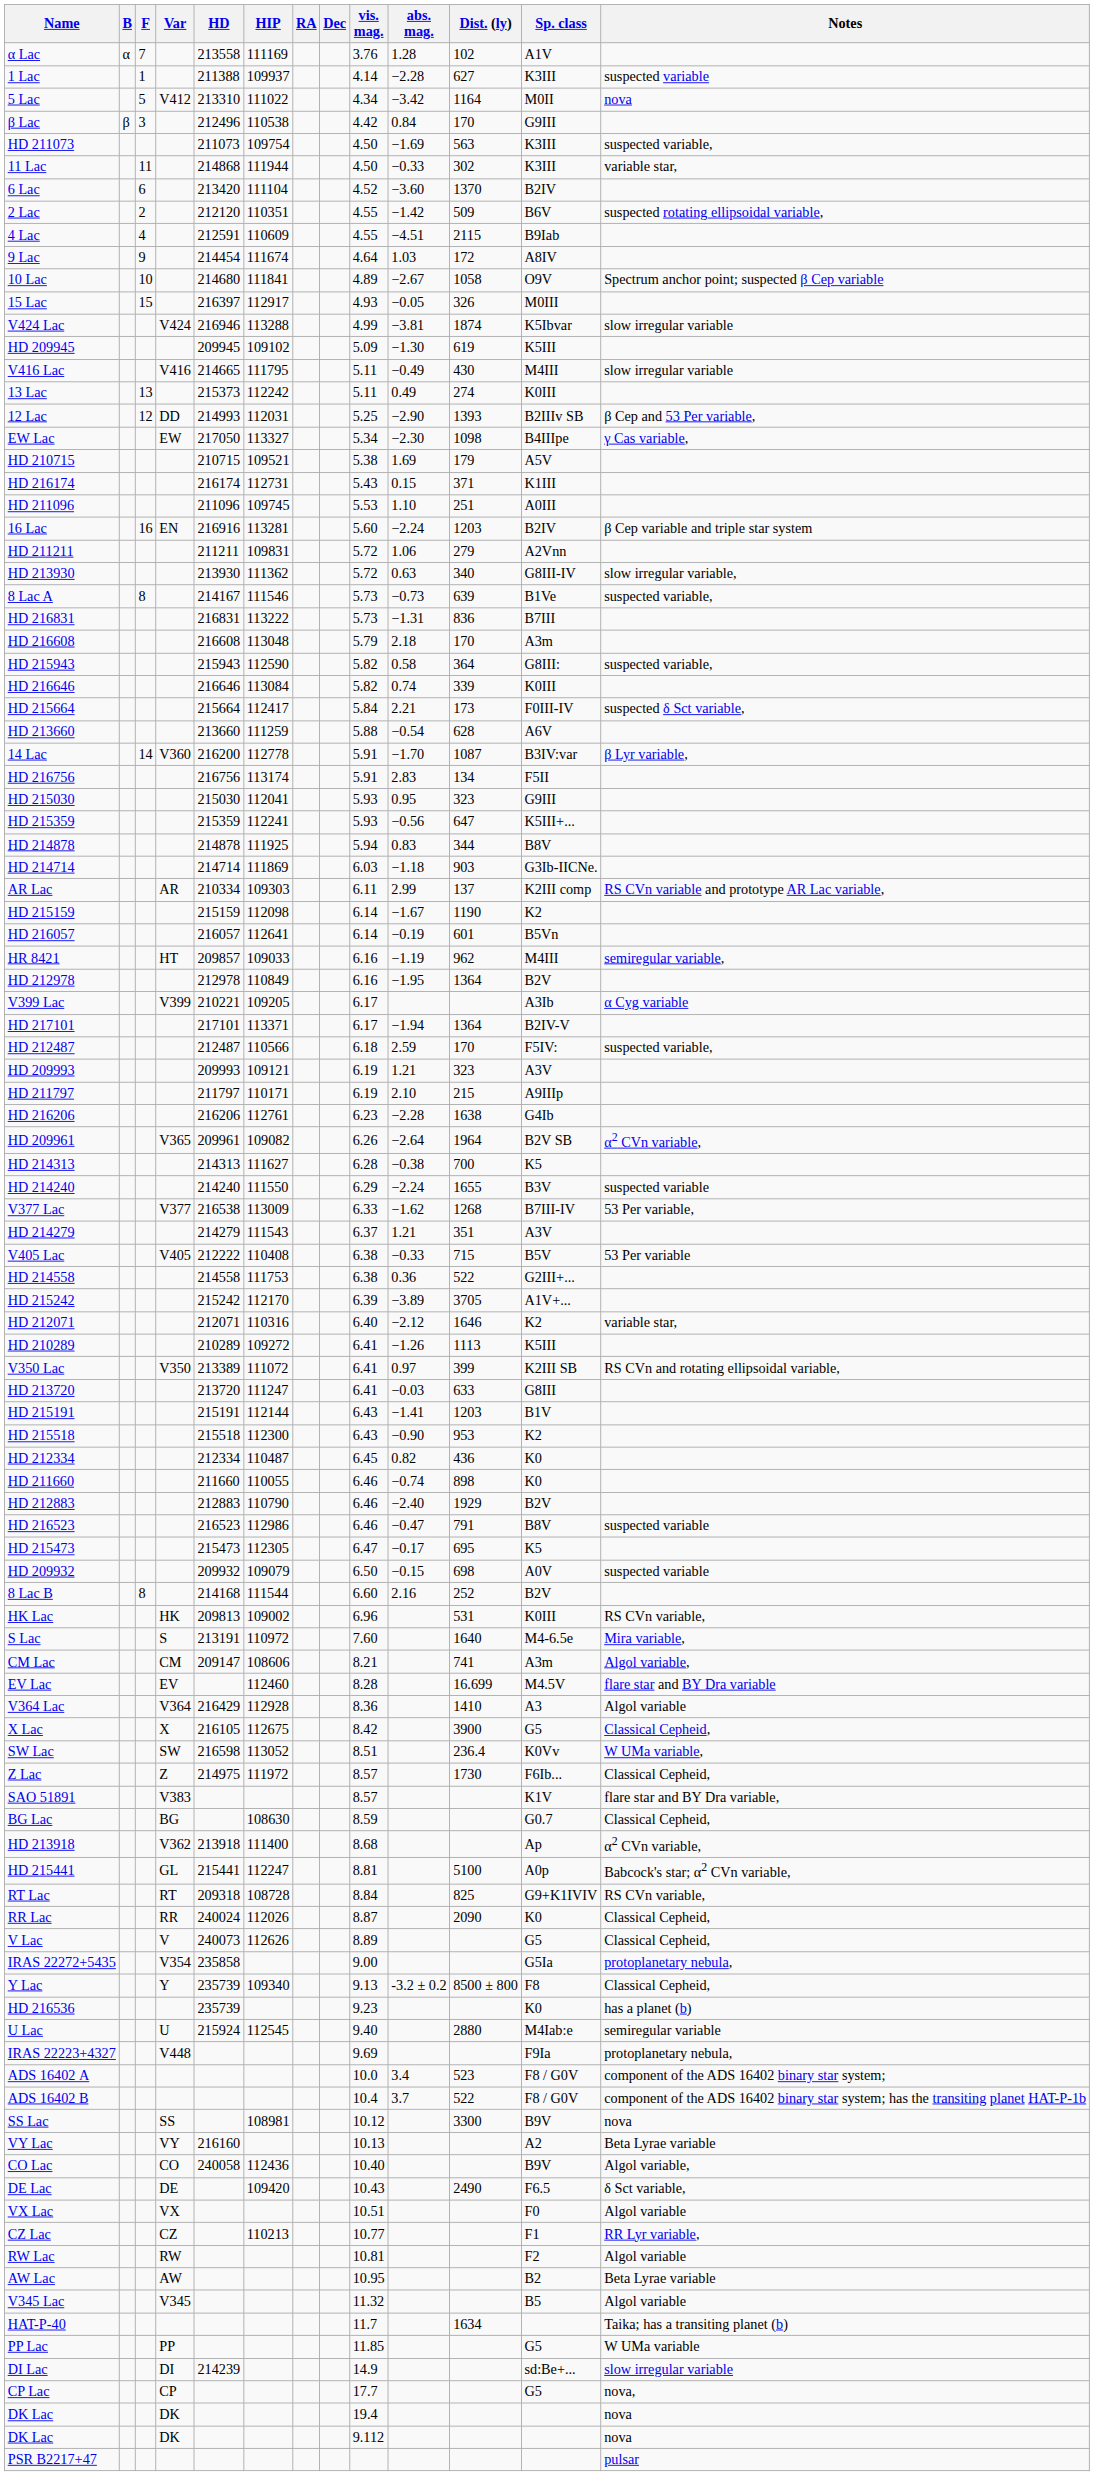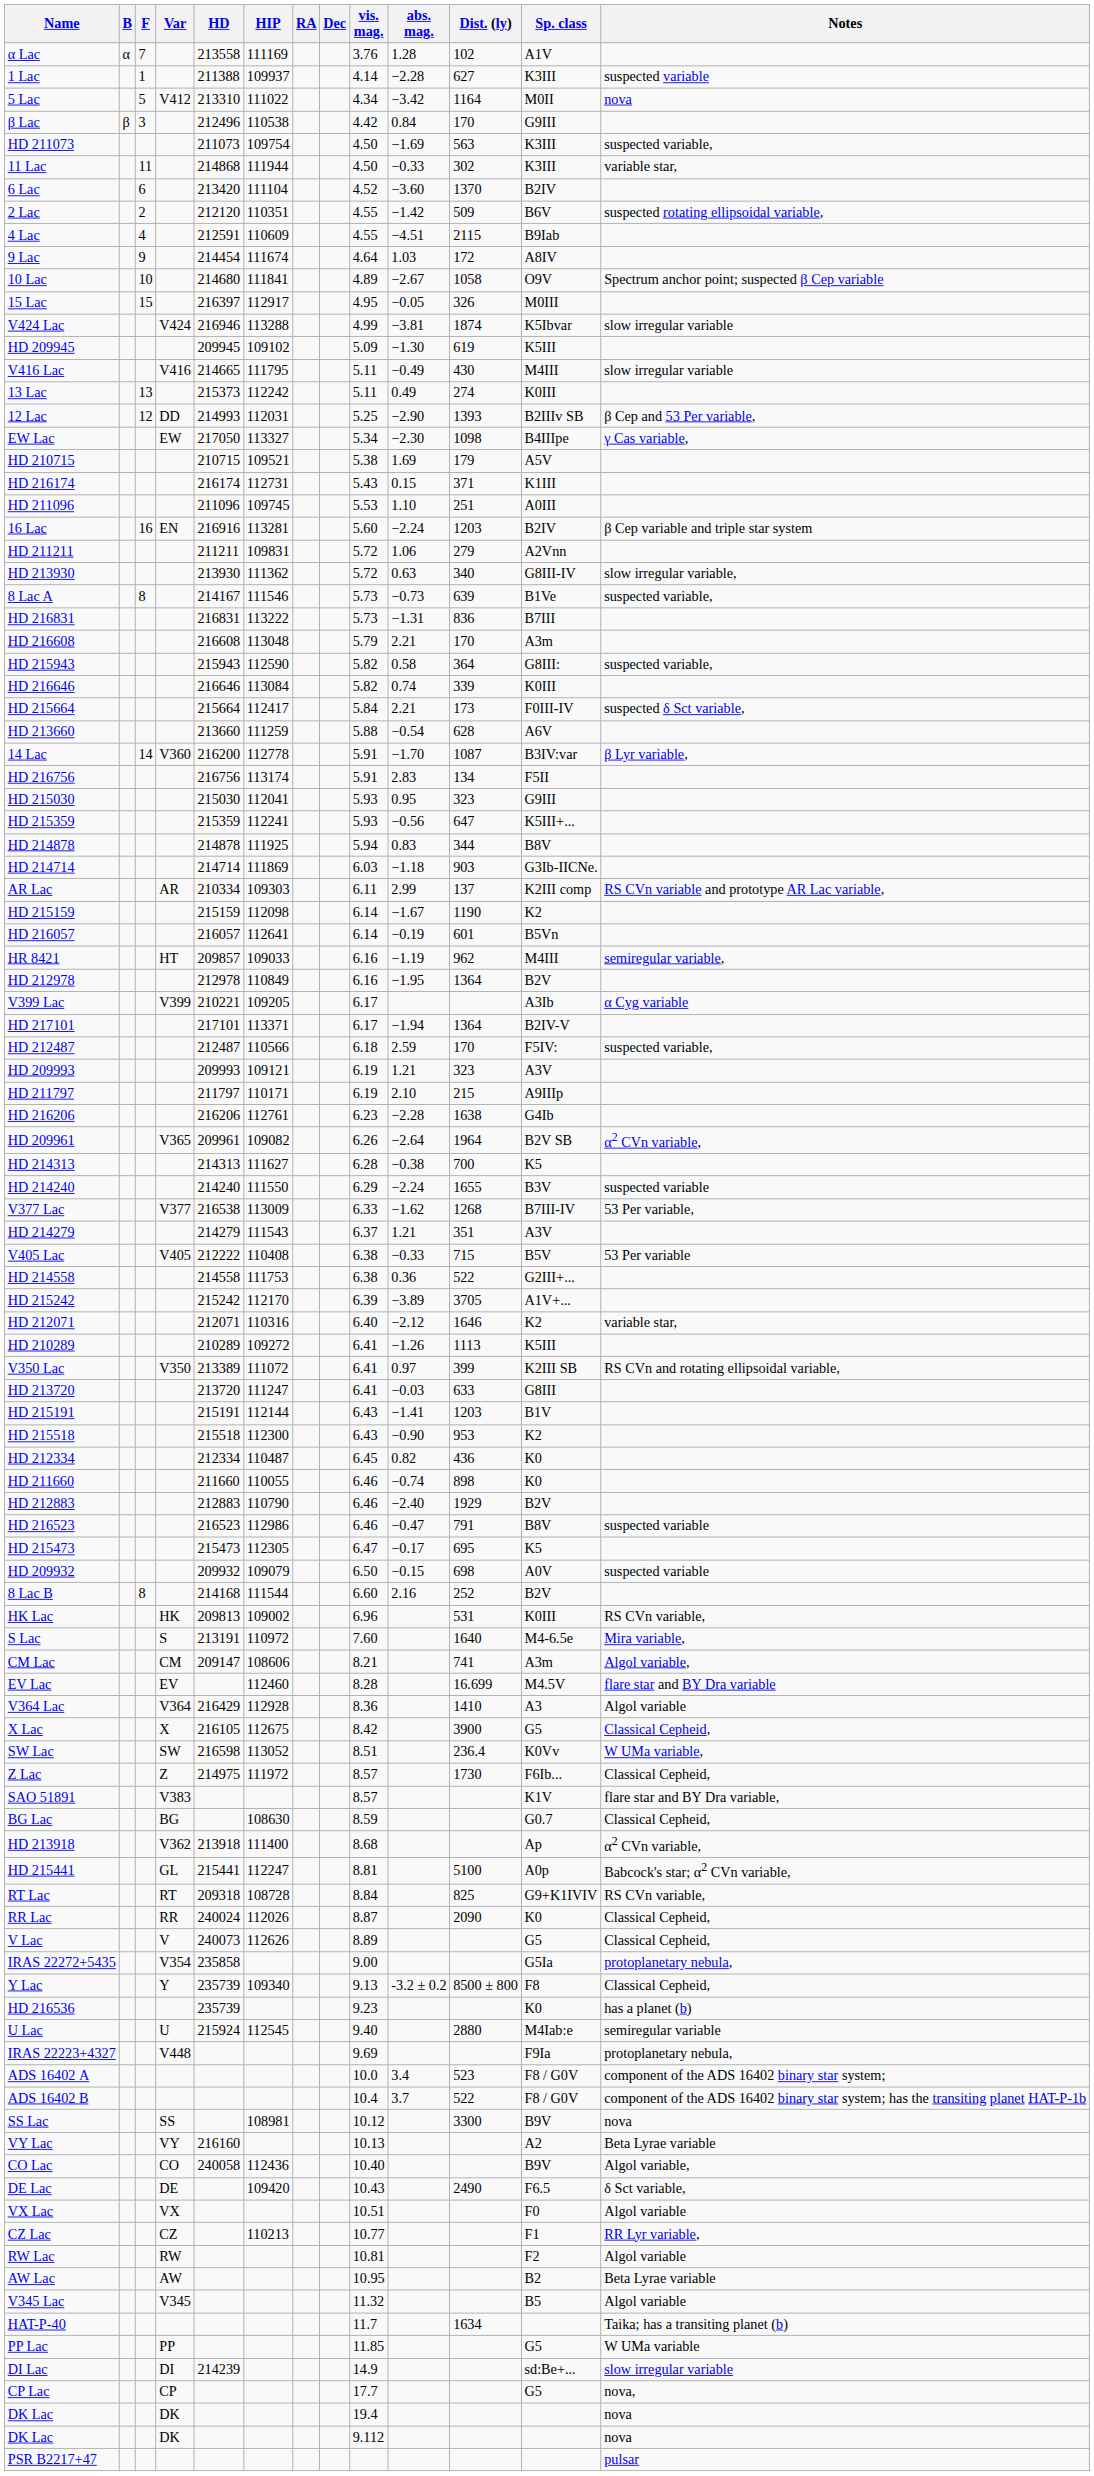(365, 302) 4.93 -> (365, 302) 4.95
(404, 641) 2.18 -> (404, 641) 2.21
